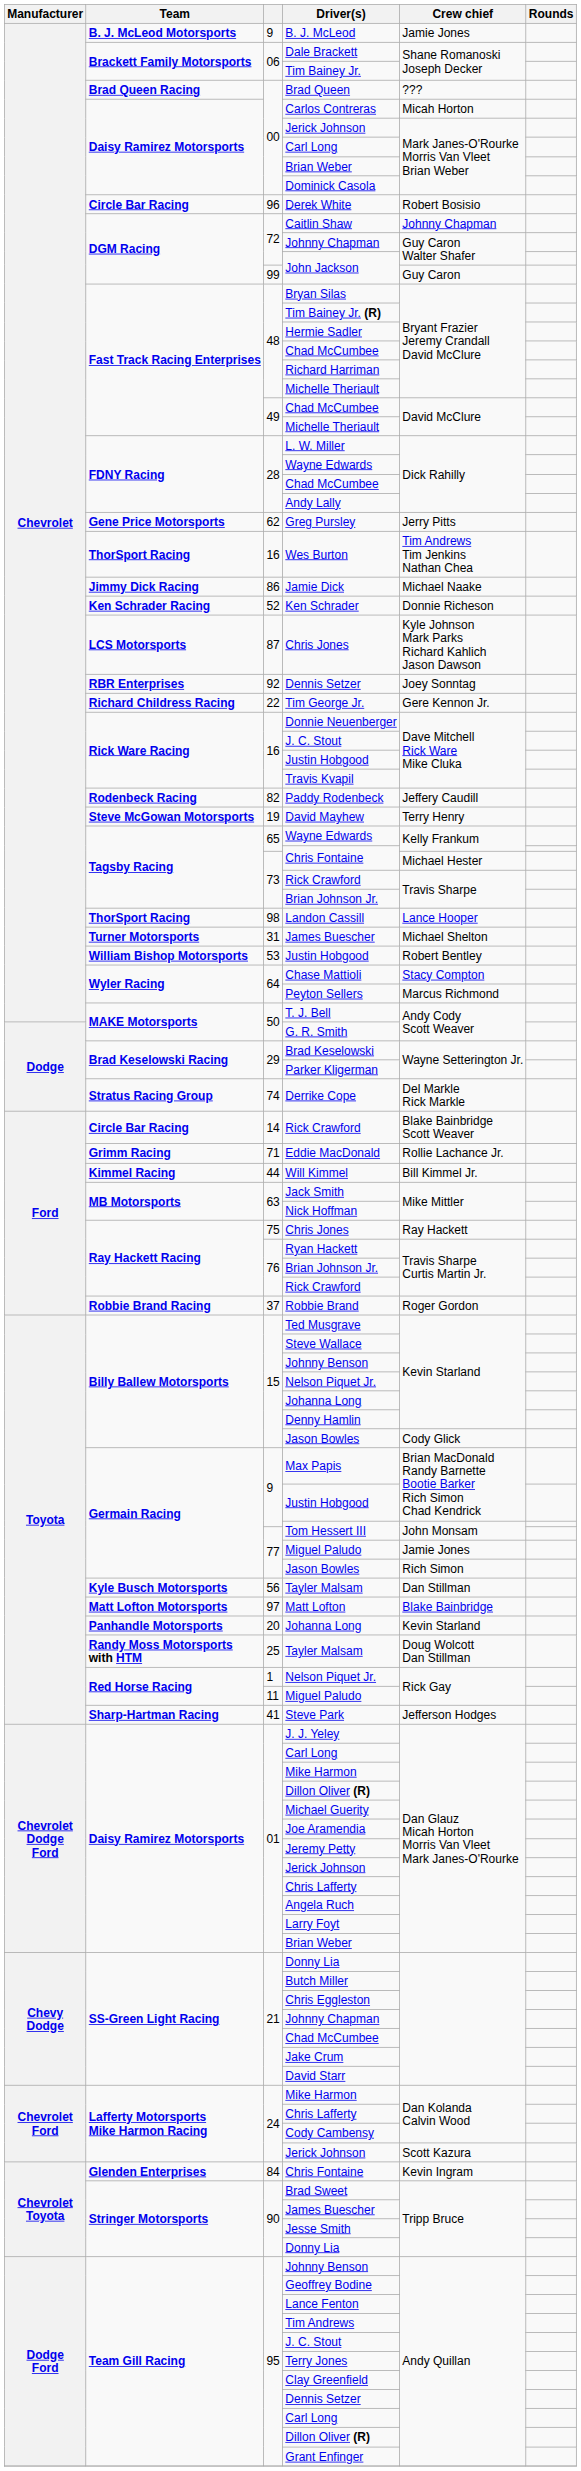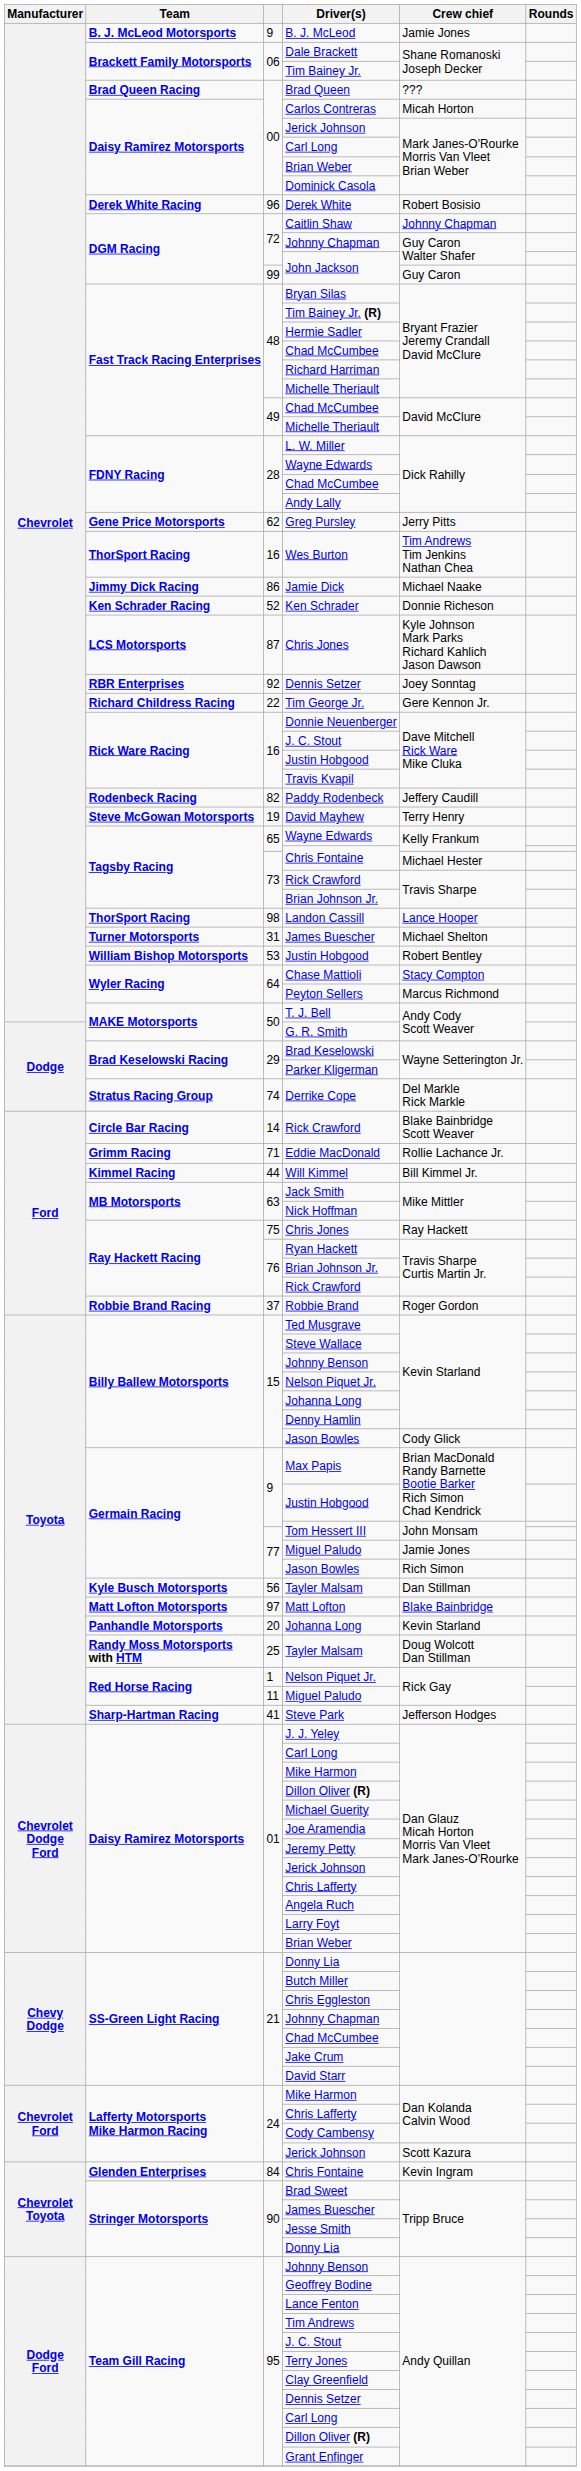(139, 204) Circle Bar Racing -> (145, 204) Derek White Racing
